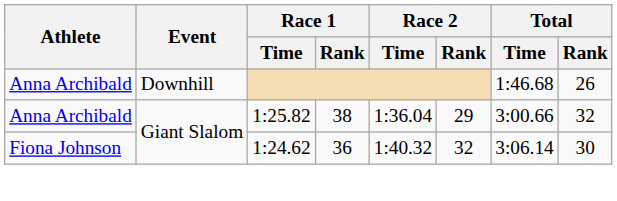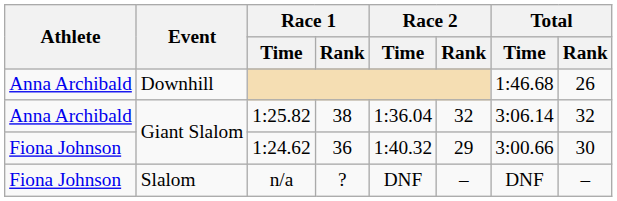(464, 116) 29 -> (464, 116) 32
(524, 116) 3:00.66 -> (524, 116) 3:06.14
(464, 148) 32 -> (464, 148) 29
(524, 148) 3:06.14 -> (524, 148) 3:00.66
+ row: (281, 179)
